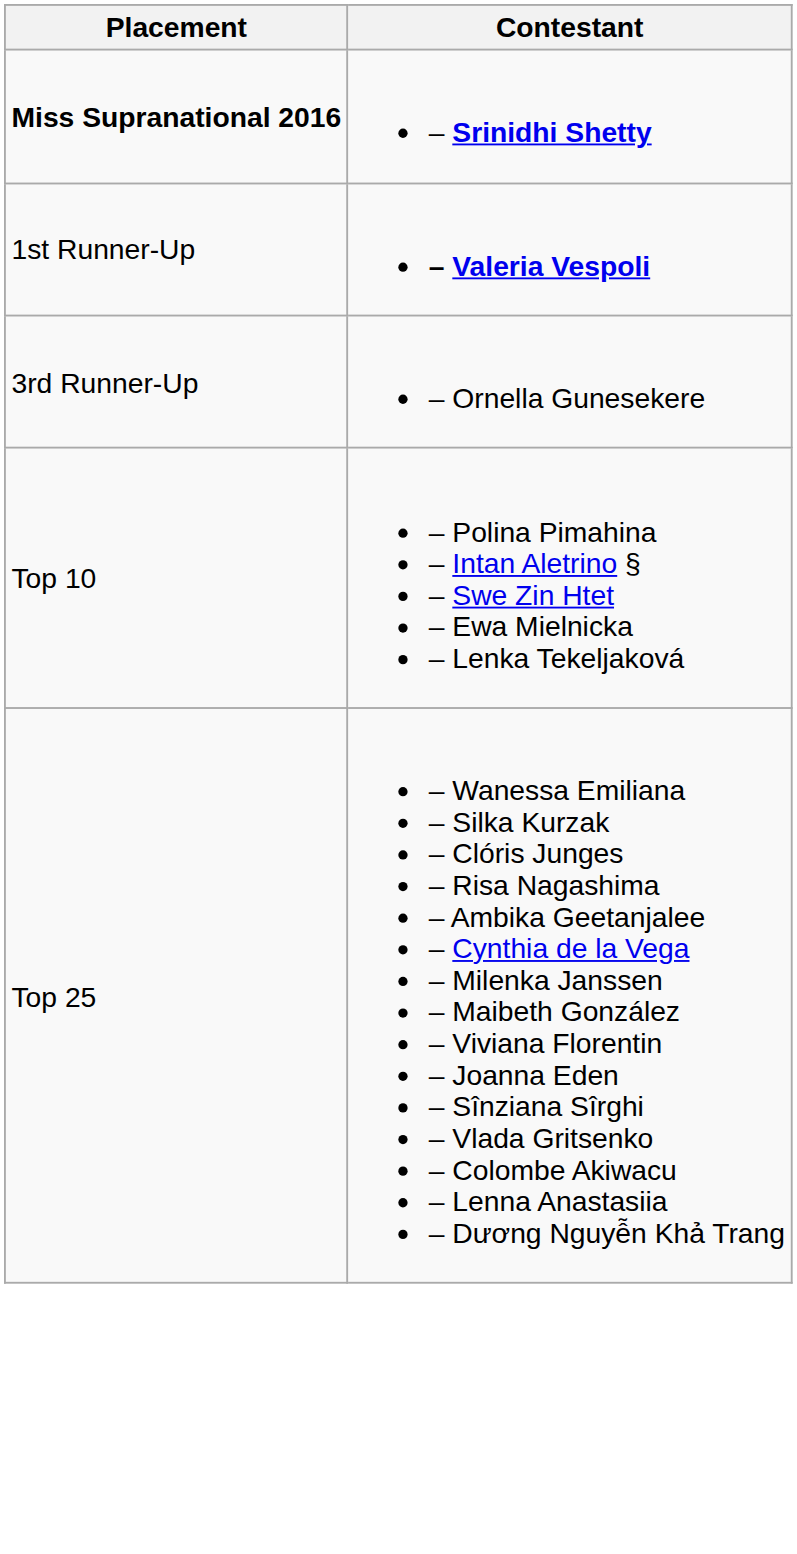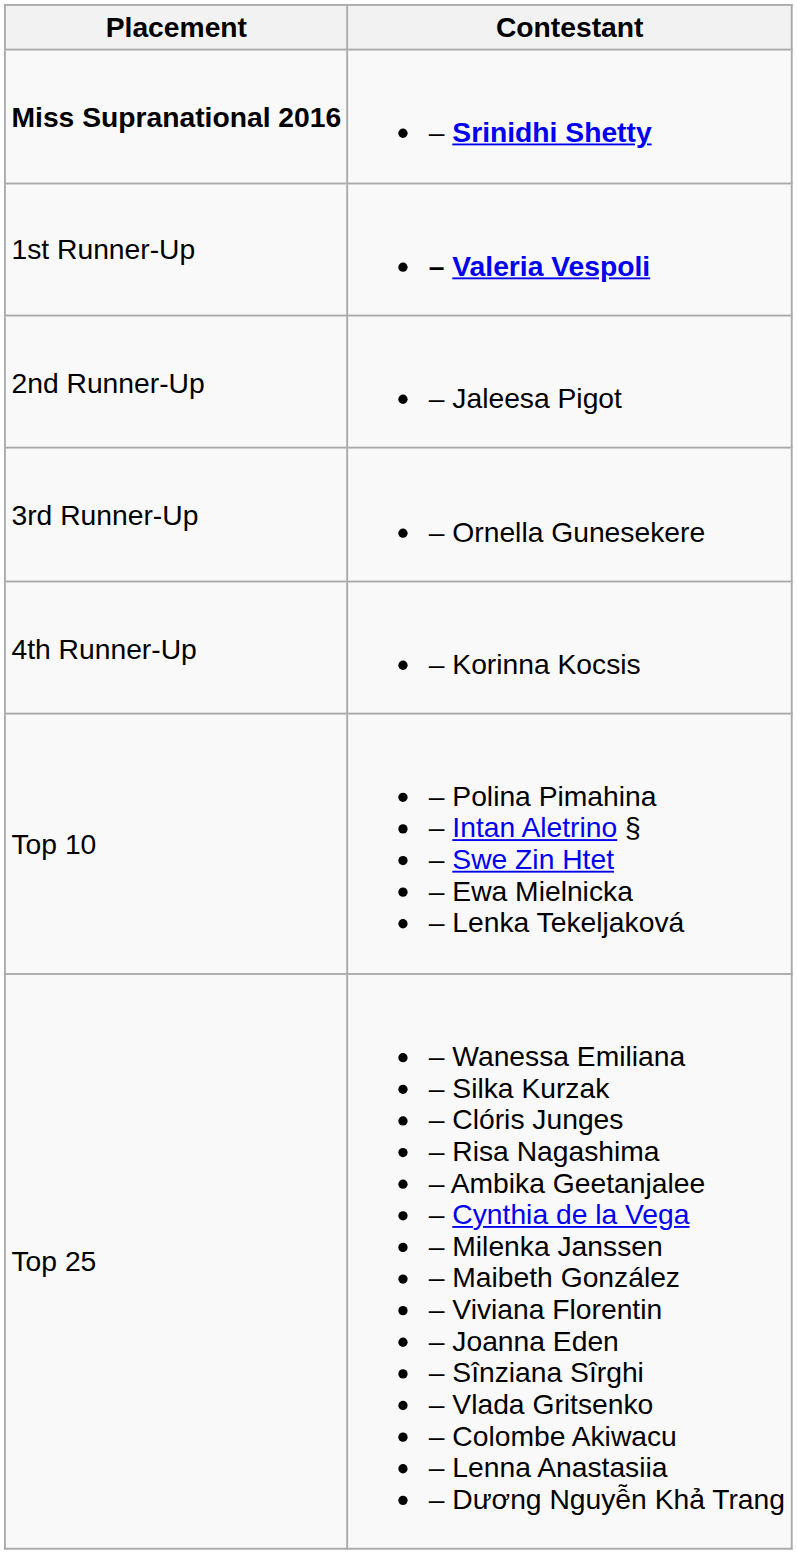+ row: (108, 382)
+ row: (104, 648)
